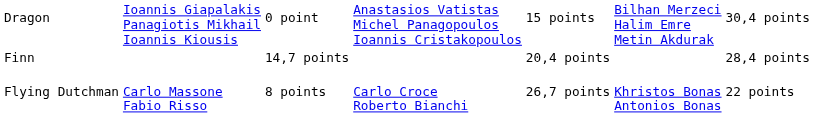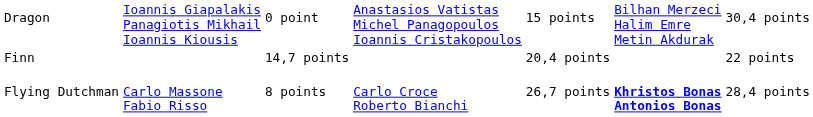(768, 58) 28,4 points -> (760, 58) 22 points
(668, 99) normal -> (668, 99) bold
(760, 91) 22 points -> (768, 91) 28,4 points
